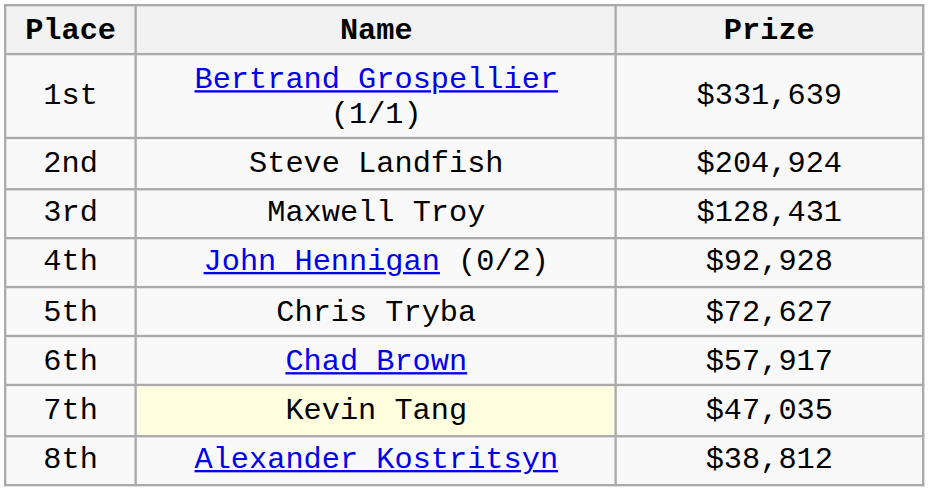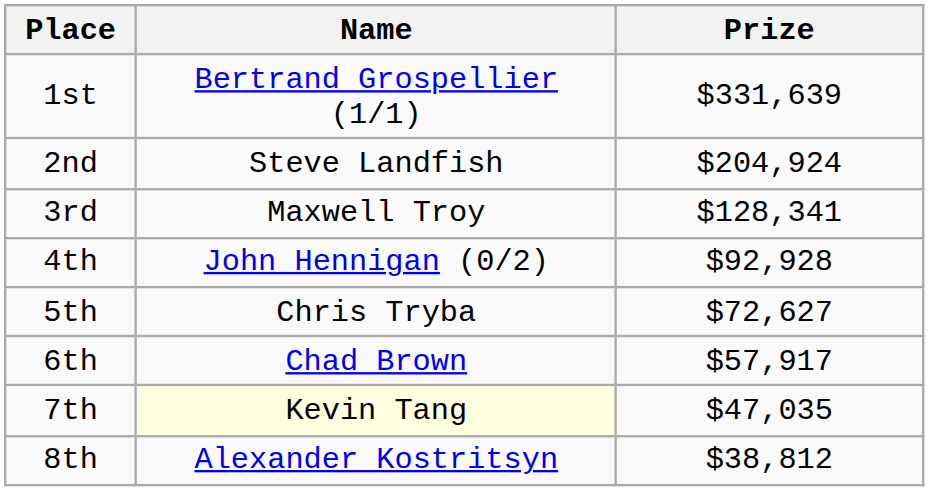(769, 213) $128,431 -> (769, 213) $128,341
